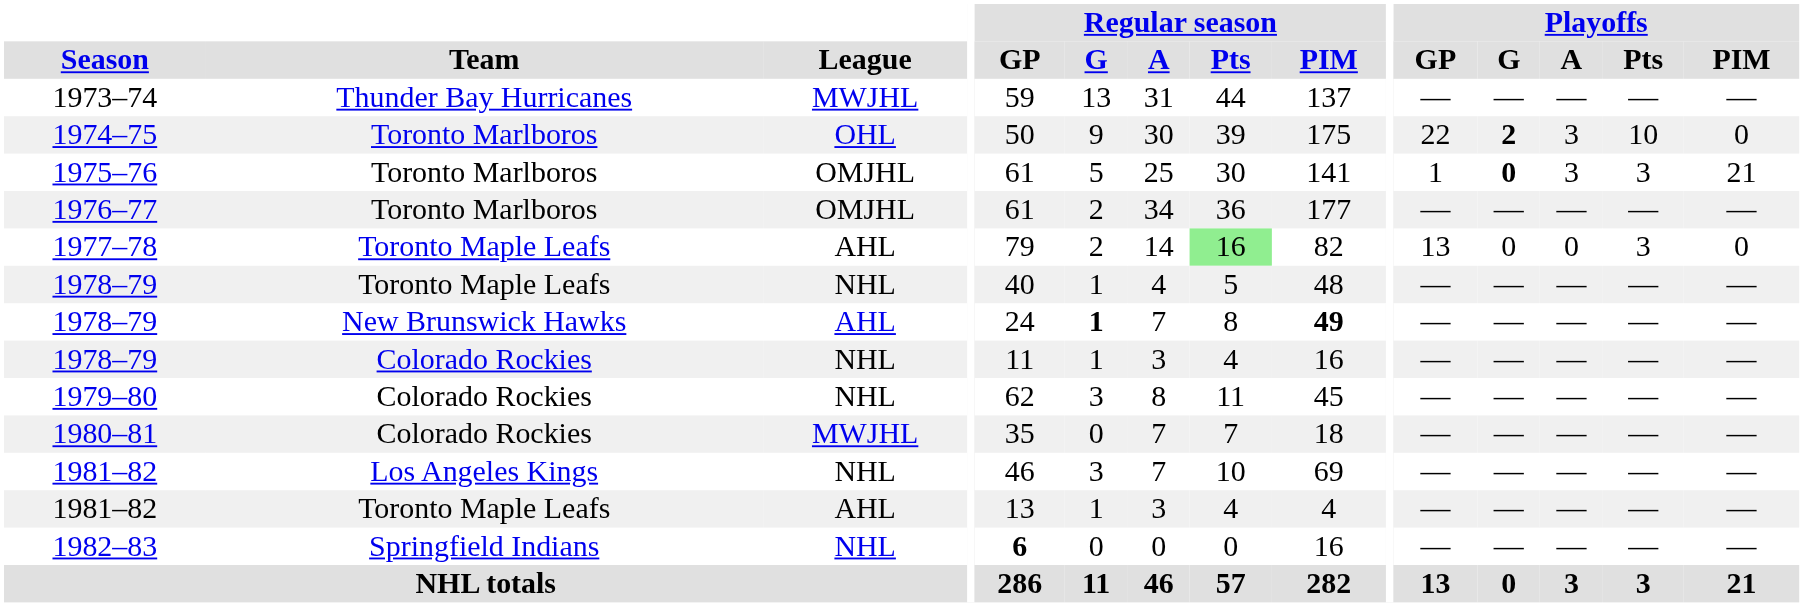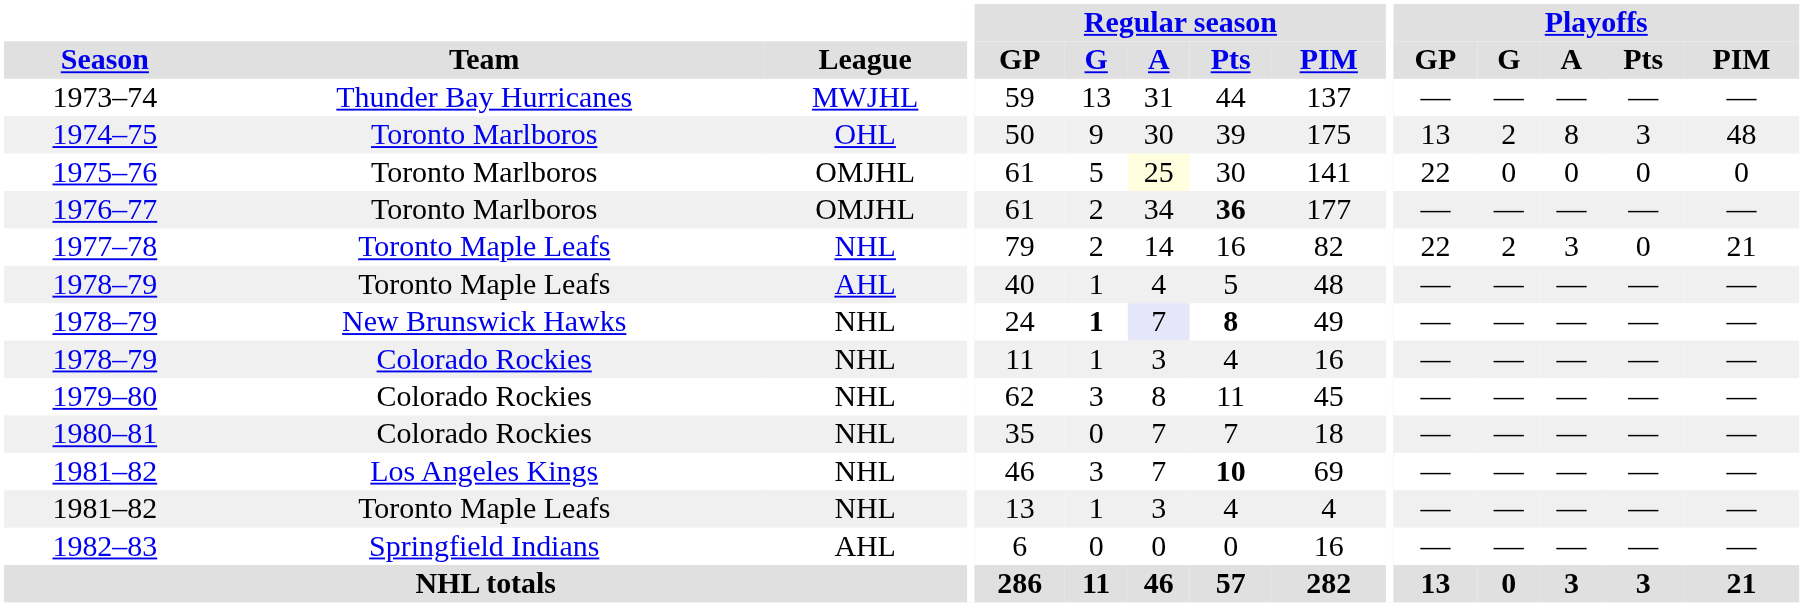(1435, 134) 22 -> (1435, 134) 13
(1509, 134) bold -> (1509, 134) normal
(1571, 134) 3 -> (1571, 134) 8
(1643, 134) 10 -> (1643, 134) 3
(1741, 134) 0 -> (1741, 134) 48
(1159, 171) no background -> (1159, 171) lightyellow background
(1435, 171) 1 -> (1435, 171) 22
(1509, 171) bold -> (1509, 171) normal
(1571, 171) 3 -> (1571, 171) 0
(1643, 171) 3 -> (1643, 171) 0
(1741, 171) 21 -> (1741, 171) 0
(1231, 209) normal -> (1231, 209) bold
(865, 246) AHL -> (865, 246) NHL
(1231, 246) lightgreen background -> (1231, 246) no background
(1435, 246) 13 -> (1435, 246) 22
(1509, 246) 0 -> (1509, 246) 2
(1571, 246) 0 -> (1571, 246) 3
(1643, 246) 3 -> (1643, 246) 0
(1741, 246) 0 -> (1741, 246) 21
(865, 284) NHL -> (865, 284) AHL
(865, 321) AHL -> (865, 321) NHL
(1159, 321) no background -> (1159, 321) lavender background
(1231, 321) normal -> (1231, 321) bold
(1329, 321) bold -> (1329, 321) normal
(865, 433) MWJHL -> (865, 433) NHL
(1231, 471) normal -> (1231, 471) bold
(865, 508) AHL -> (865, 508) NHL
(865, 545) NHL -> (865, 545) AHL
(1020, 545) bold -> (1020, 545) normal
